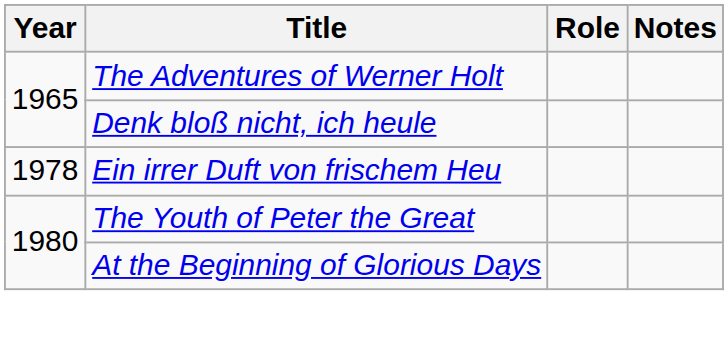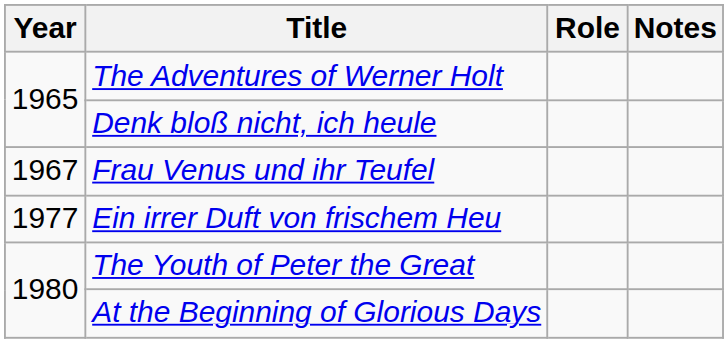+ row: (263, 170)
(45, 170) 1978 -> (45, 218) 1977
